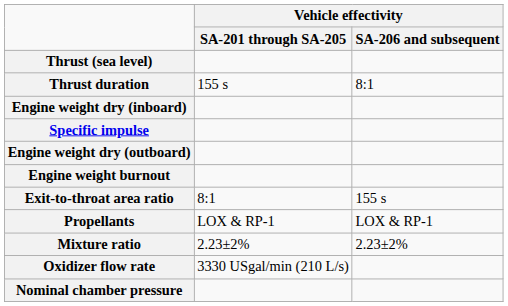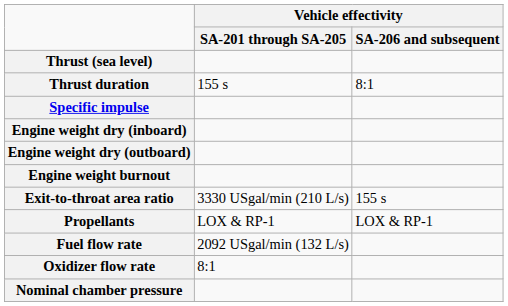rows swapped: (99, 130) <-> (99, 107)
(206, 198) 8:1 -> (273, 198) 3330 USgal/min (210 L/s)
- row: (99, 244)
+ row: (99, 244)
(273, 267) 3330 USgal/min (210 L/s) -> (206, 267) 8:1
